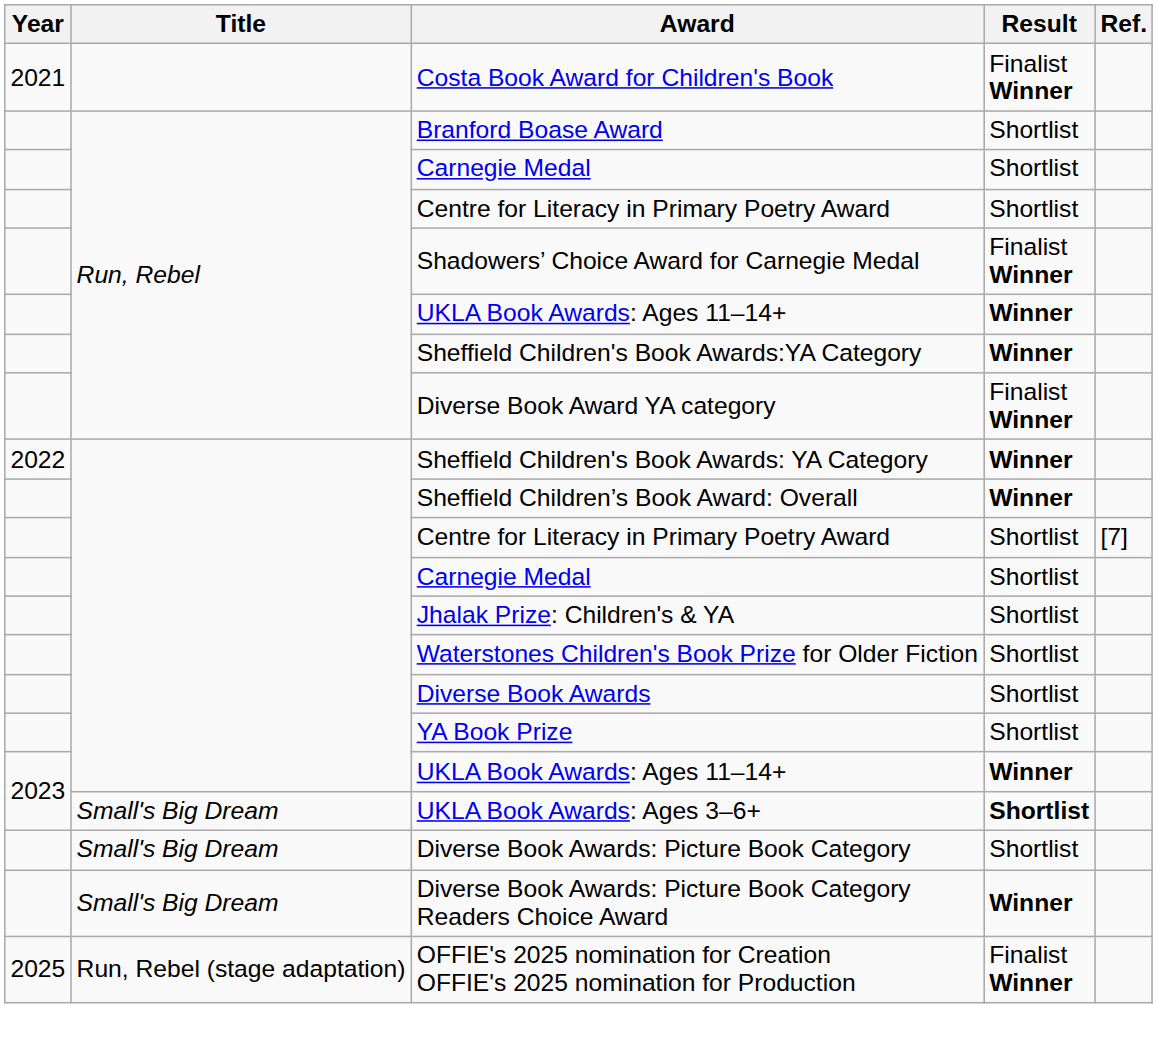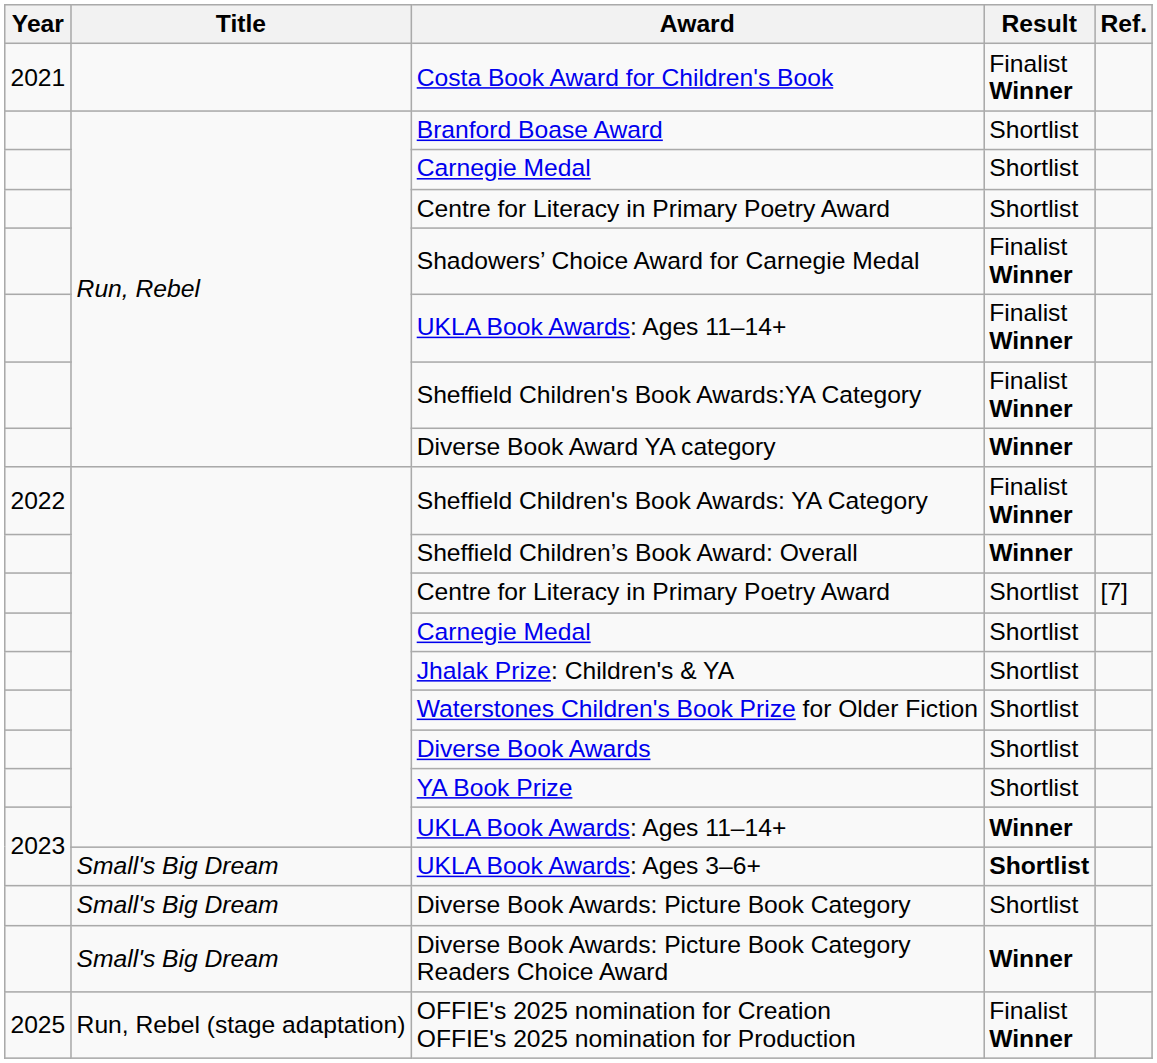(1031, 313) Winner -> (1031, 327) Finalist Winner
(1031, 353) Winner -> (1031, 394) Finalist Winner
(1031, 405) Finalist Winner -> (1031, 447) Winner
(1031, 458) Winner -> (1031, 500) Finalist Winner
